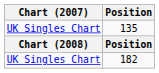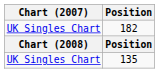rows swapped: (129, 28) <-> (129, 60)
